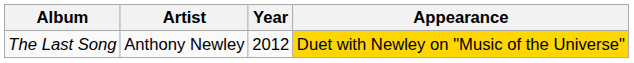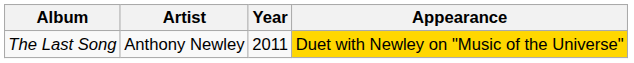(271, 44) 2012 -> (270, 44) 2011
